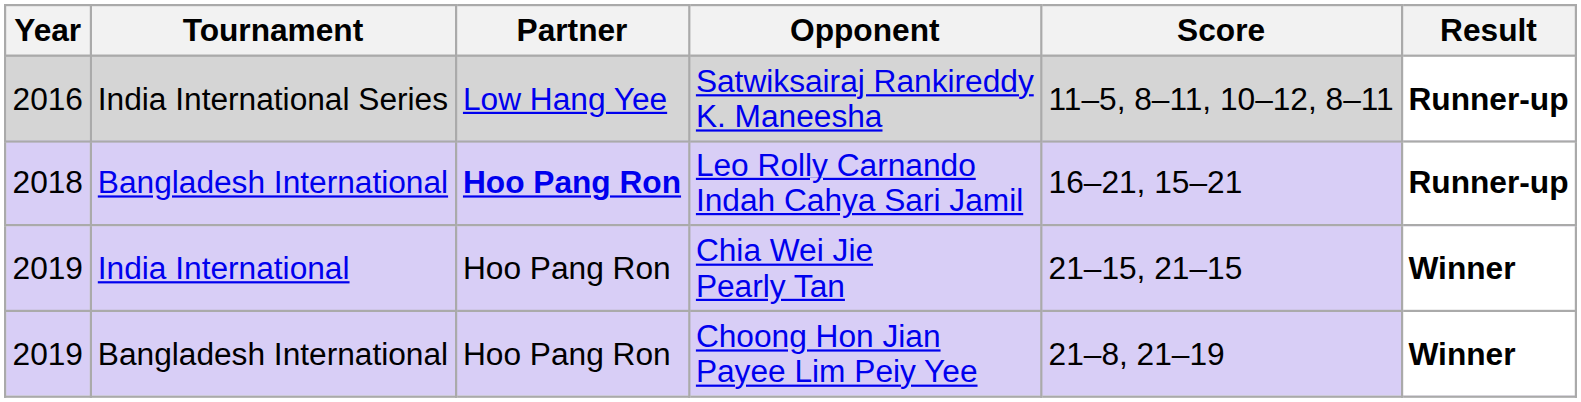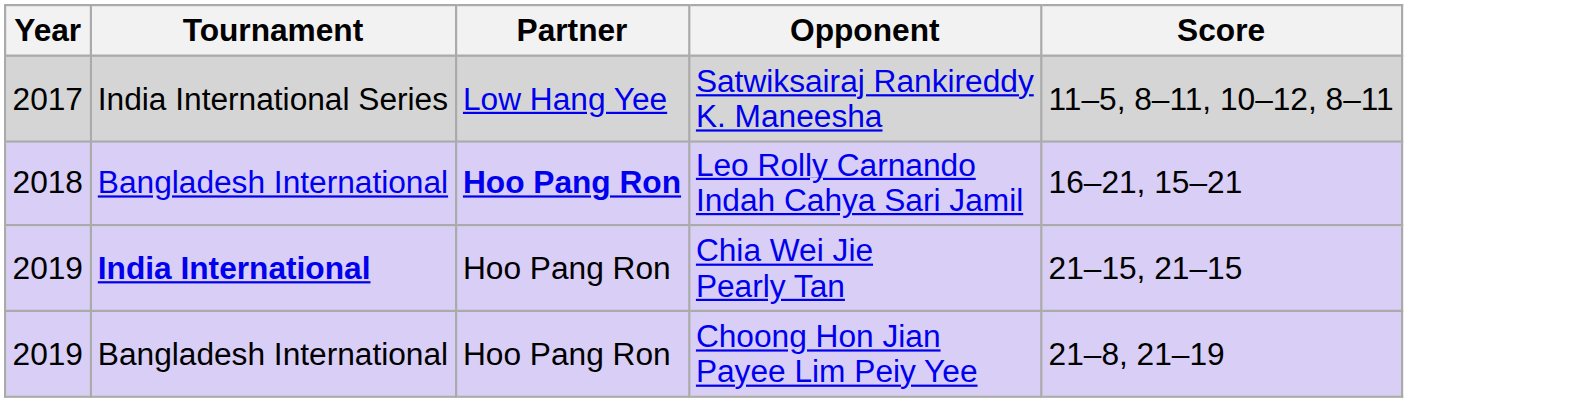- column: (1489, 31)
(48, 98) 2016 -> (48, 98) 2017
(224, 269) normal -> (234, 269) bold
